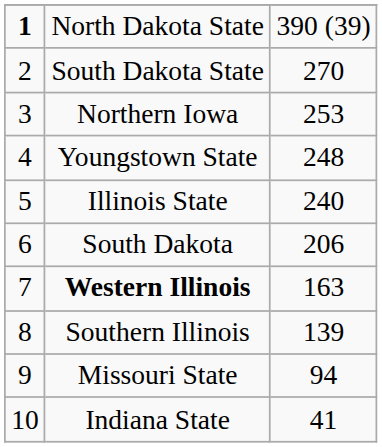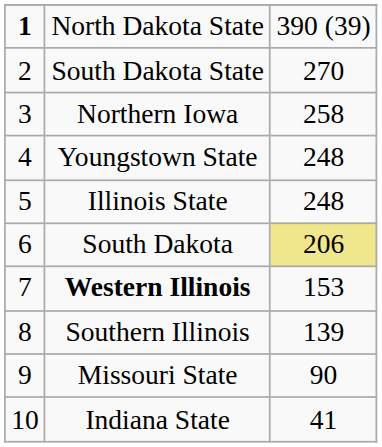(324, 113) 253 -> (324, 113) 258
(324, 200) 240 -> (324, 200) 248
(324, 244) no background -> (324, 244) khaki background
(324, 288) 163 -> (324, 288) 153
(324, 375) 94 -> (324, 375) 90
